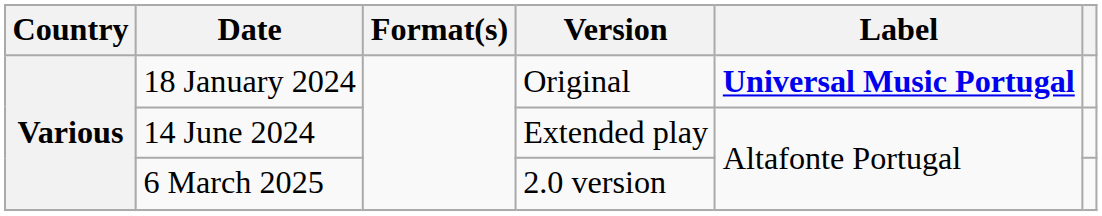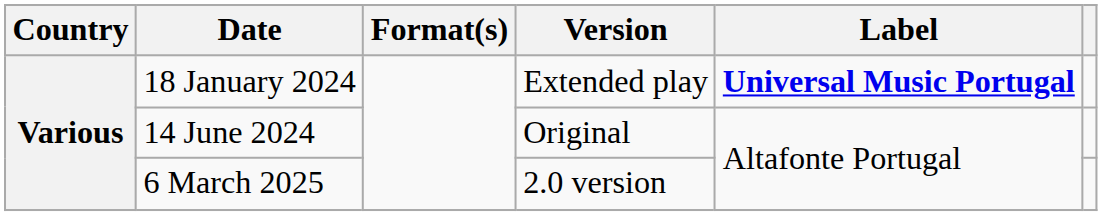(577, 81) Original -> (616, 81) Extended play
(616, 132) Extended play -> (577, 132) Original
